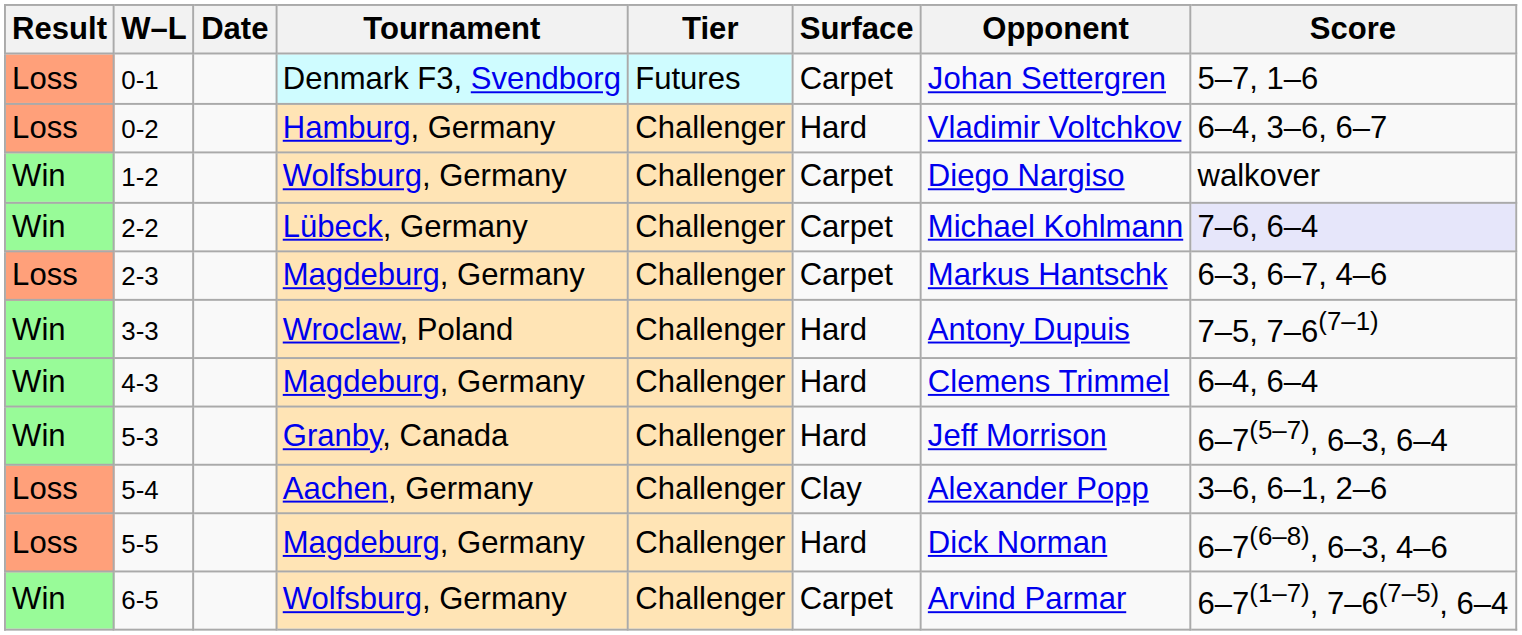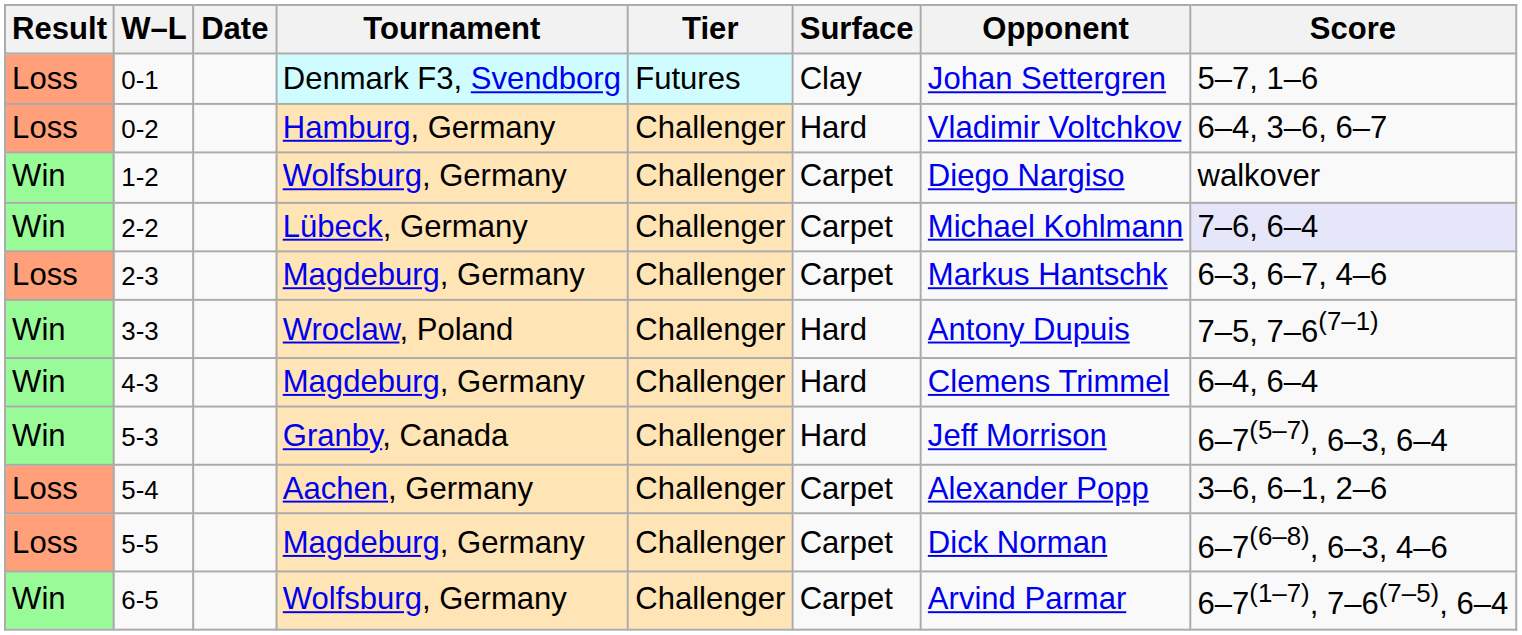(846, 78) Carpet -> (831, 78) Clay
(831, 488) Clay -> (846, 488) Carpet
(833, 542) Hard -> (846, 542) Carpet
